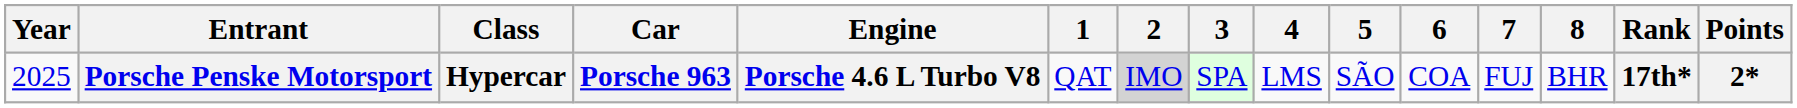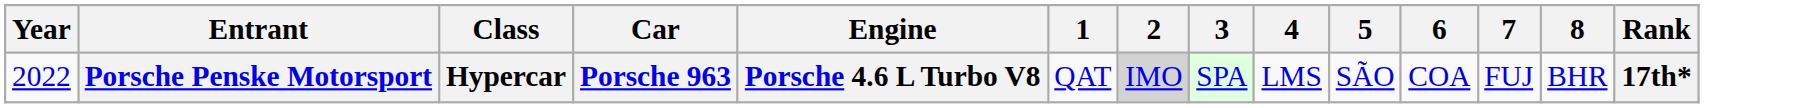- column: (1745, 28)
(41, 76) 2025 -> (41, 76) 2022
